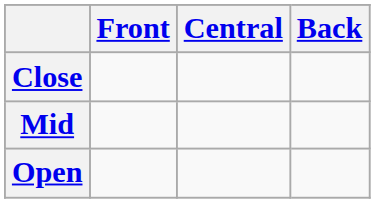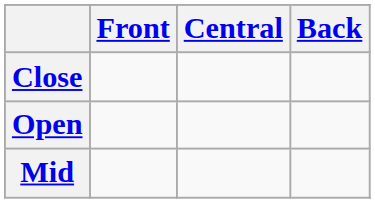rows swapped: (47, 124) <-> (47, 172)
